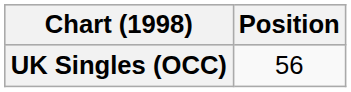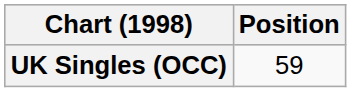(289, 65) 56 -> (289, 65) 59
